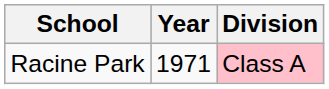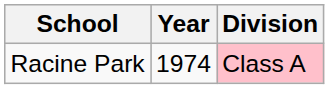(183, 63) 1971 -> (183, 63) 1974
